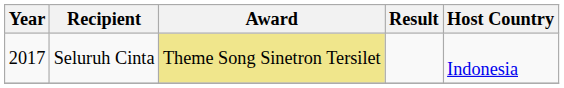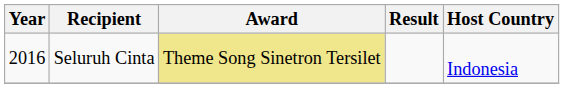(27, 58) 2017 -> (27, 58) 2016
